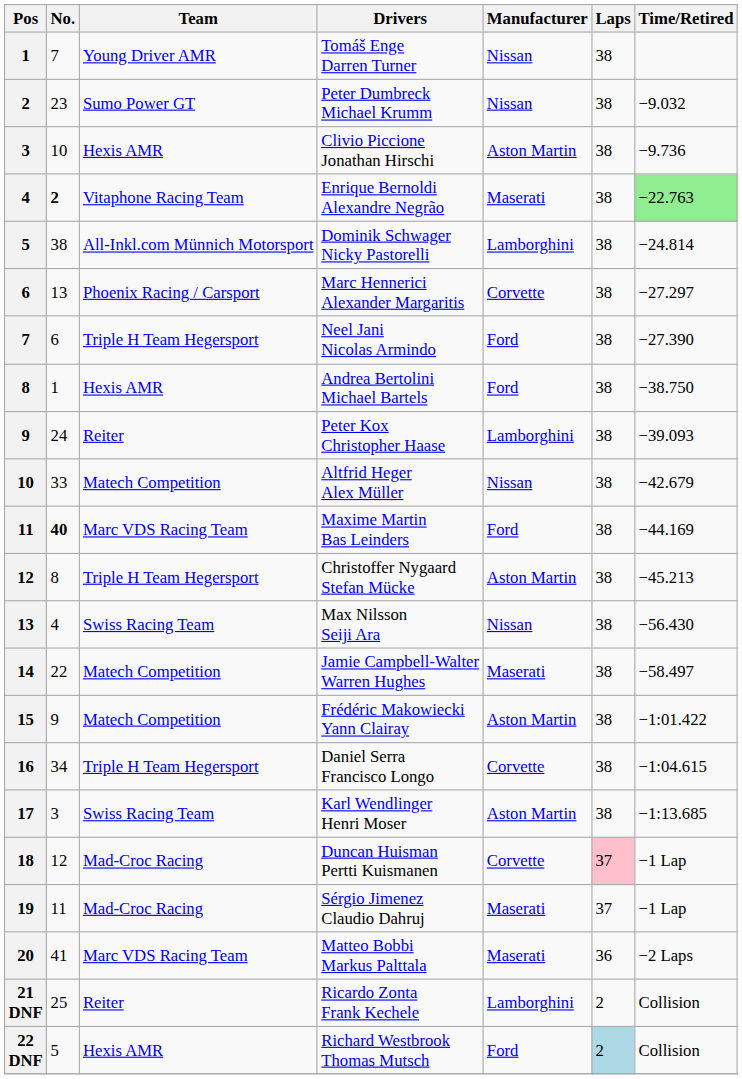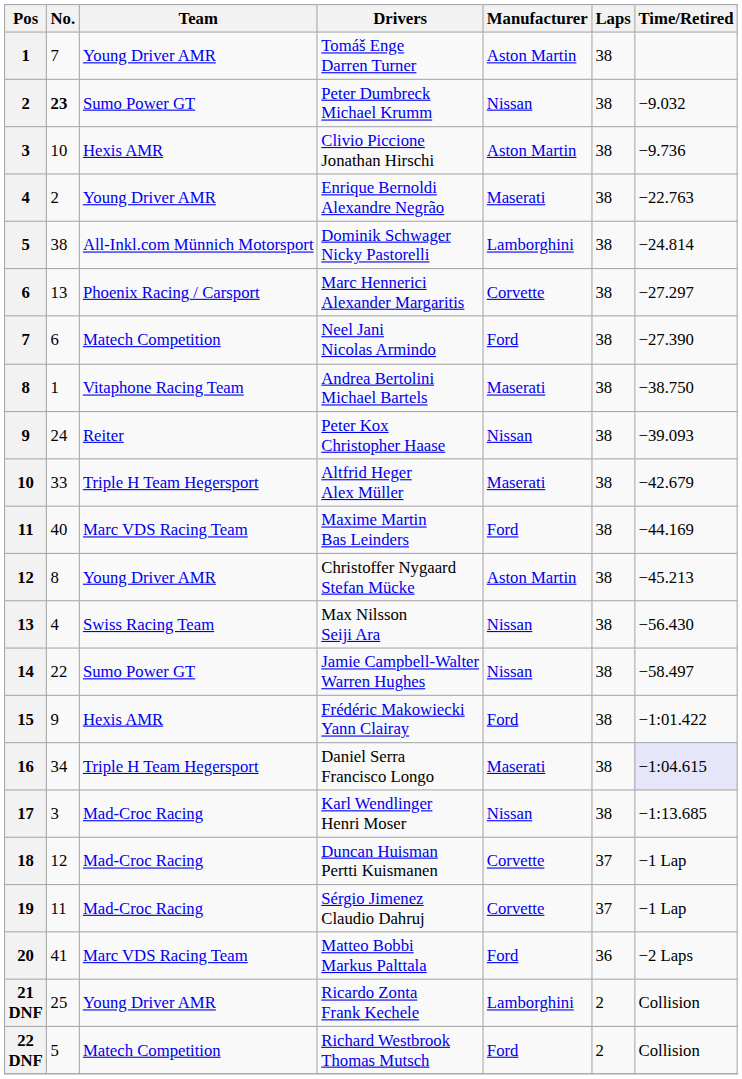(510, 55) Nissan -> (532, 55) Aston Martin
(59, 103) normal -> (59, 103) bold
(55, 198) bold -> (55, 198) normal
(163, 198) Vitaphone Racing Team -> (149, 198) Young Driver AMR
(666, 198) lightgreen background -> (666, 198) no background
(171, 340) Triple H Team Hegersport -> (152, 340) Matech Competition
(123, 387) Hexis AMR -> (163, 387) Vitaphone Racing Team
(503, 387) Ford -> (516, 387) Maserati
(530, 434) Lamborghini -> (510, 434) Nissan
(152, 482) Matech Competition -> (171, 482) Triple H Team Hegersport
(510, 482) Nissan -> (516, 482) Maserati
(59, 529) bold -> (59, 529) normal
(171, 576) Triple H Team Hegersport -> (149, 576) Young Driver AMR
(152, 671) Matech Competition -> (139, 671) Sumo Power GT
(516, 671) Maserati -> (510, 671) Nissan
(152, 719) Matech Competition -> (123, 719) Hexis AMR
(532, 719) Aston Martin -> (503, 719) Ford
(516, 766) Corvette -> (516, 766) Maserati
(673, 766) no background -> (673, 766) lavender background
(149, 813) Swiss Racing Team -> (143, 813) Mad-Croc Racing
(532, 813) Aston Martin -> (510, 813) Nissan
(604, 861) pink background -> (604, 861) no background
(516, 908) Maserati -> (516, 908) Corvette
(516, 955) Maserati -> (503, 955) Ford
(103, 1003) Reiter -> (149, 1003) Young Driver AMR
(123, 1050) Hexis AMR -> (152, 1050) Matech Competition
(600, 1050) lightblue background -> (600, 1050) no background
